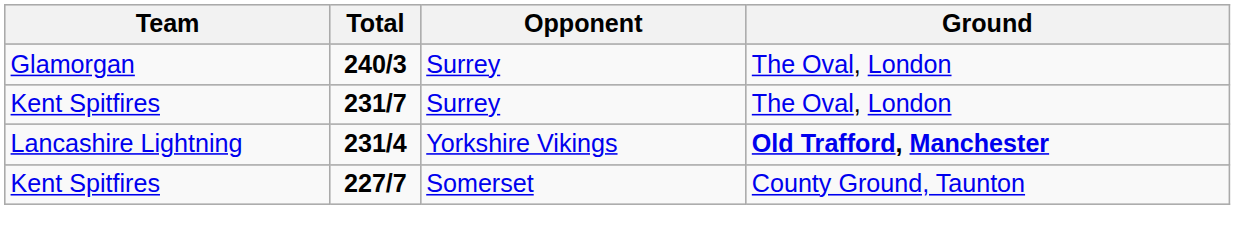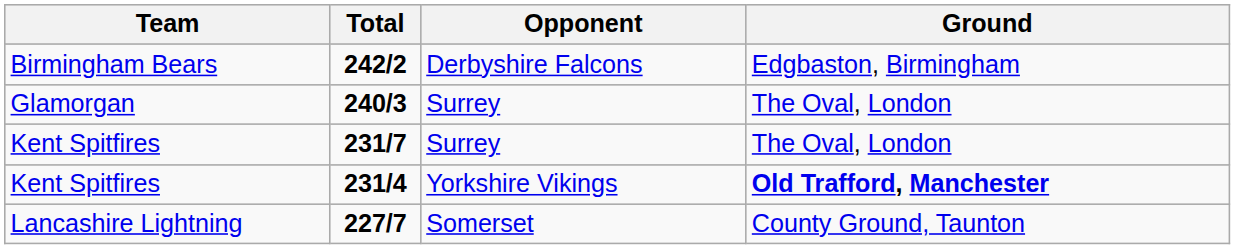+ row: (375, 64)
(126, 143) Lancashire Lightning -> (85, 183) Kent Spitfires
(85, 183) Kent Spitfires -> (126, 223) Lancashire Lightning
